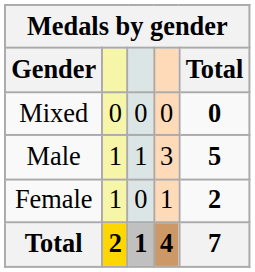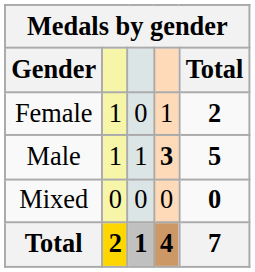rows swapped: (54, 199) <-> (54, 112)
(167, 156) normal -> (167, 156) bold
